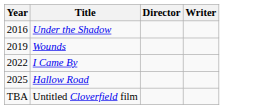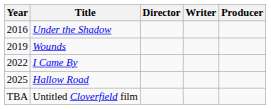+ column: (242, 12)
